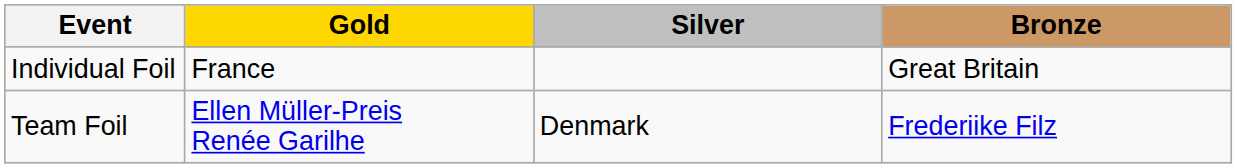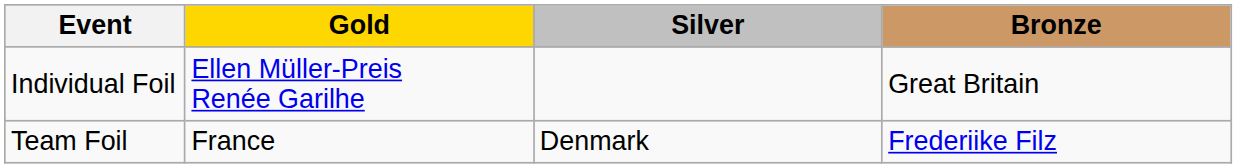(233, 68) France -> (297, 83) Ellen Müller-Preis Renée Garilhe
(297, 126) Ellen Müller-Preis Renée Garilhe -> (233, 141) France
